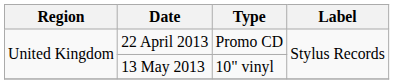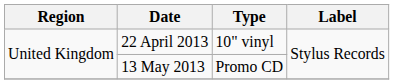(249, 41) Promo CD -> (245, 41) 10" vinyl
(245, 66) 10" vinyl -> (249, 66) Promo CD
